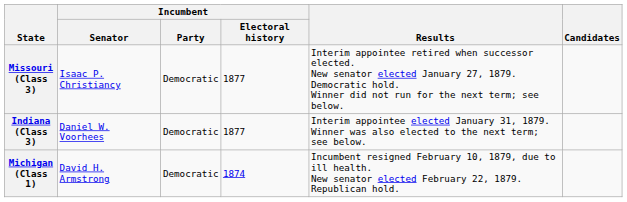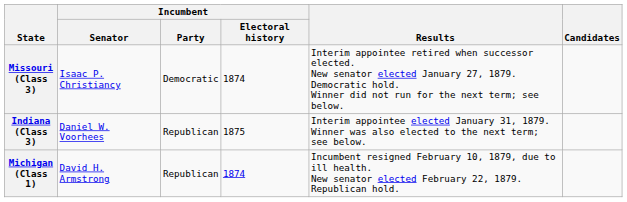(234, 79) 1877 -> (234, 79) 1874
(191, 132) Democratic -> (191, 132) Republican
(234, 132) 1877 -> (234, 132) 1875
(191, 173) Democratic -> (191, 173) Republican
